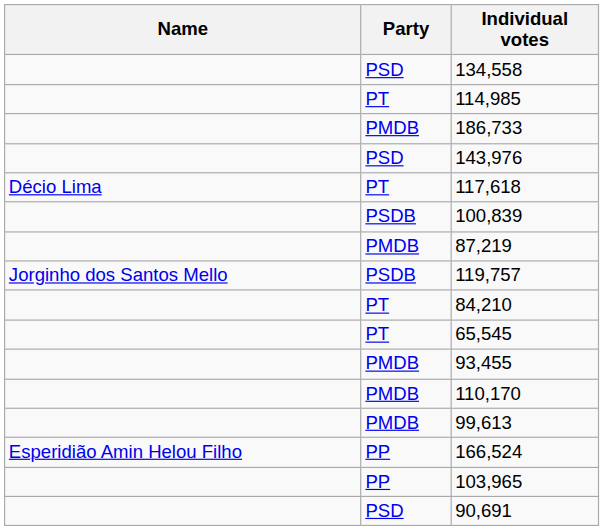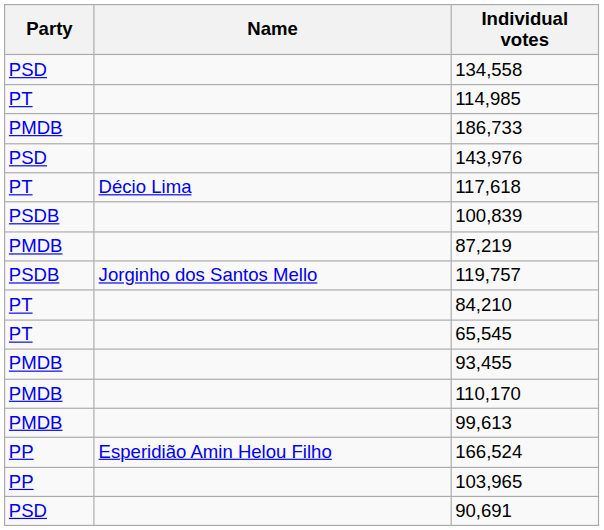columns swapped: (183, 29) <-> (406, 29)
